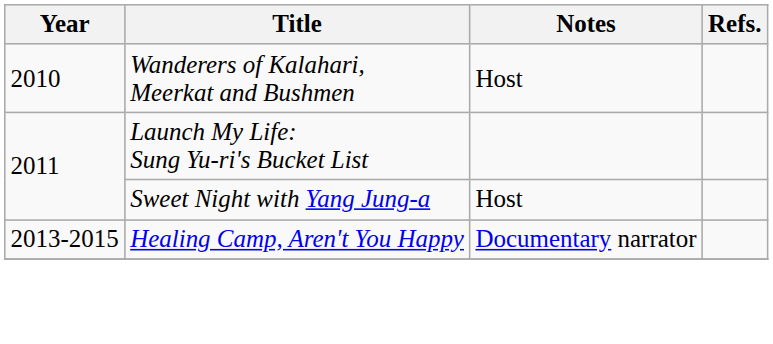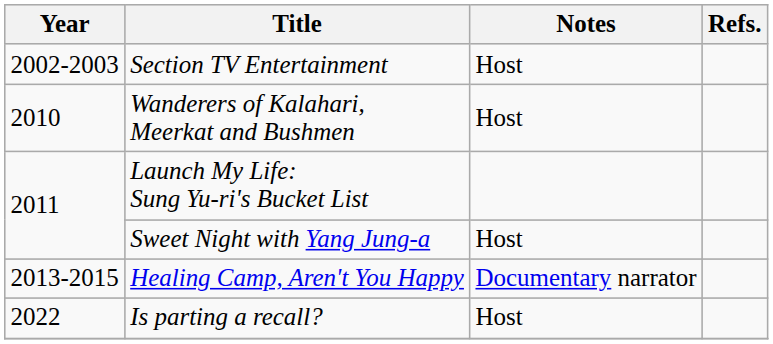+ row: (259, 63)
+ row: (226, 317)
